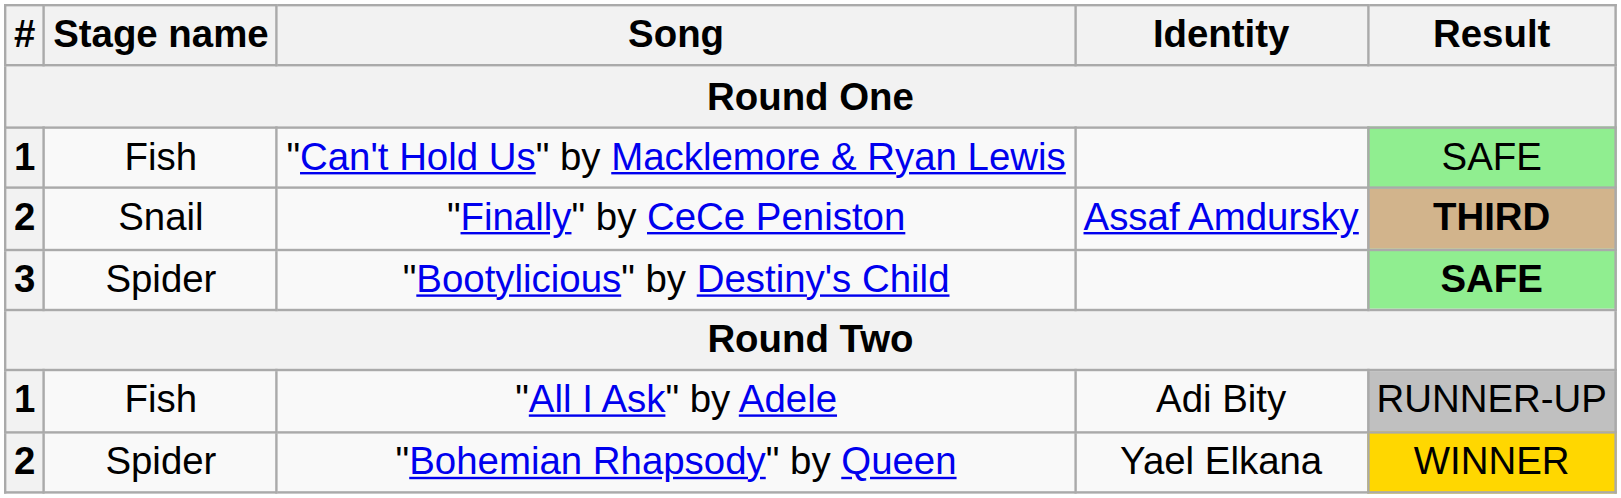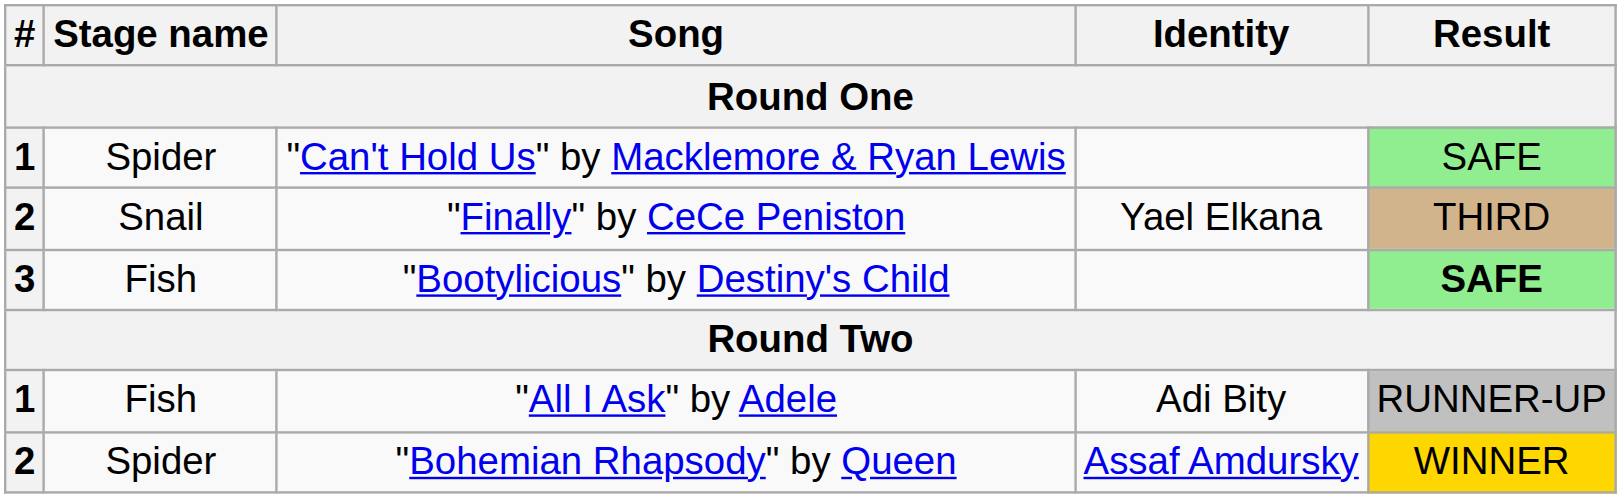(161, 156) Fish -> (161, 156) Spider
(1221, 217) Assaf Amdursky -> (1221, 217) Yael Elkana
(1492, 217) bold -> (1492, 217) normal
(161, 278) Spider -> (161, 278) Fish
(1221, 461) Yael Elkana -> (1221, 461) Assaf Amdursky
